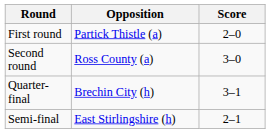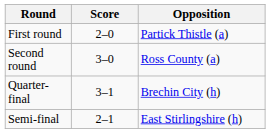columns swapped: (135, 14) <-> (232, 14)
